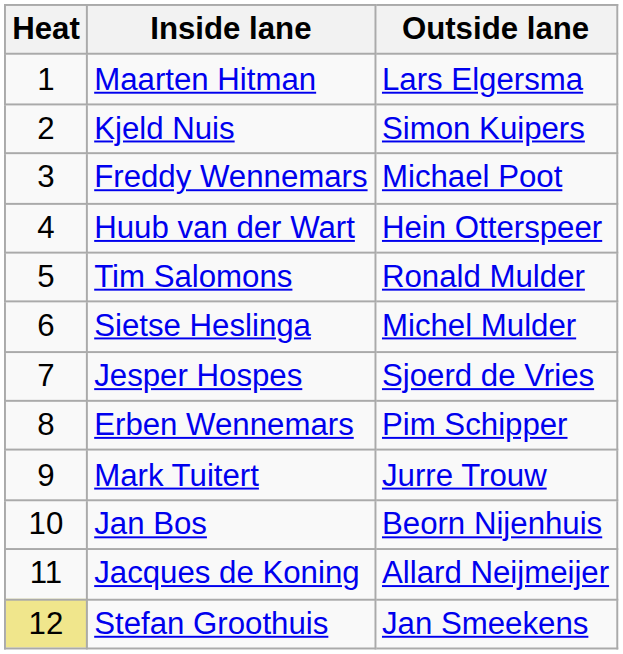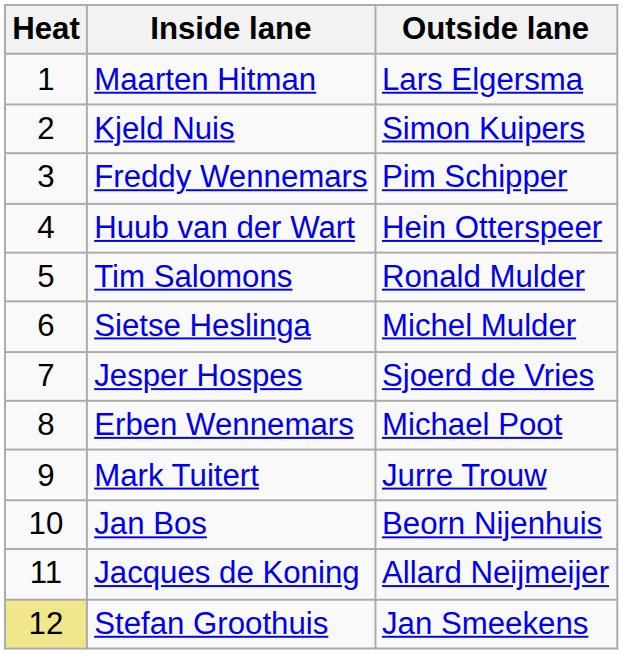(472, 177) Michael Poot -> (475, 177) Pim Schipper
(475, 425) Pim Schipper -> (472, 425) Michael Poot
